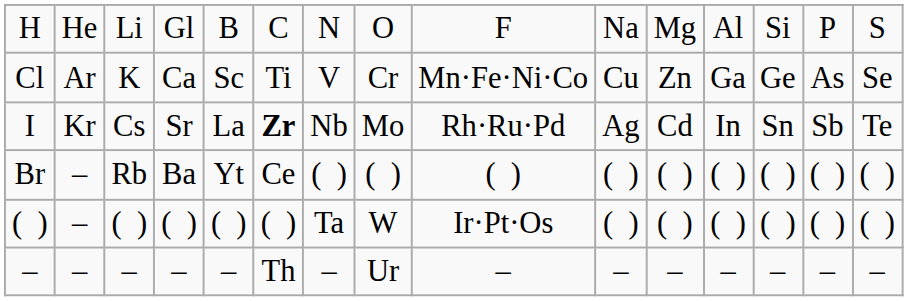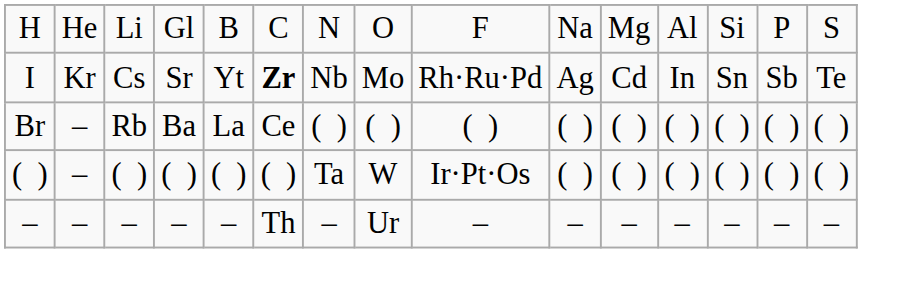- row: (179, 77)
(229, 125) La -> (229, 77) Yt
(229, 174) Yt -> (229, 125) La
